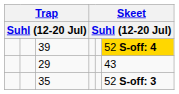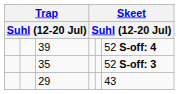(130, 47) gold background -> (130, 47) no background
rows swapped: (44, 81) <-> (44, 64)
